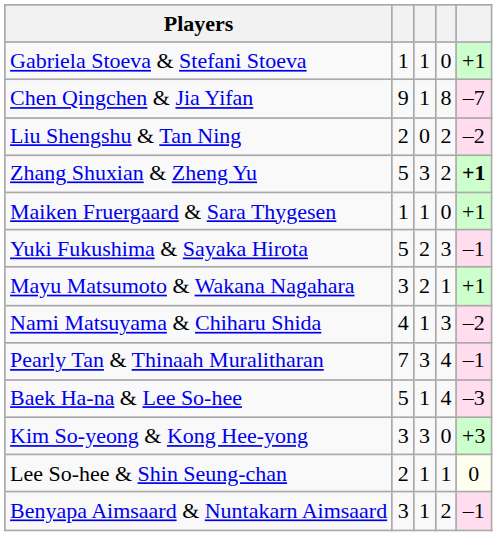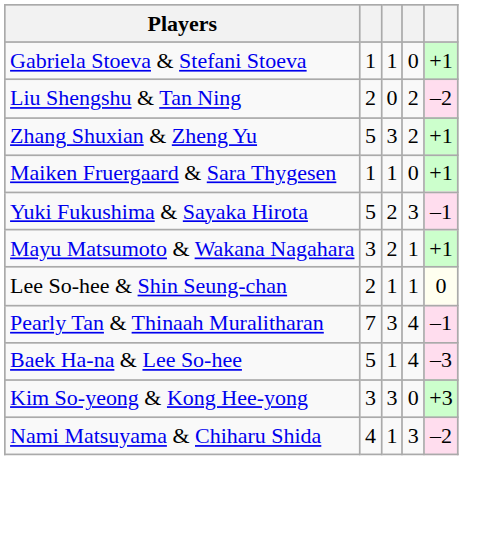- row: (132, 98)
(474, 173) bold -> (441, 135) normal
rows swapped: (166, 323) <-> (149, 473)
- row: (199, 510)
